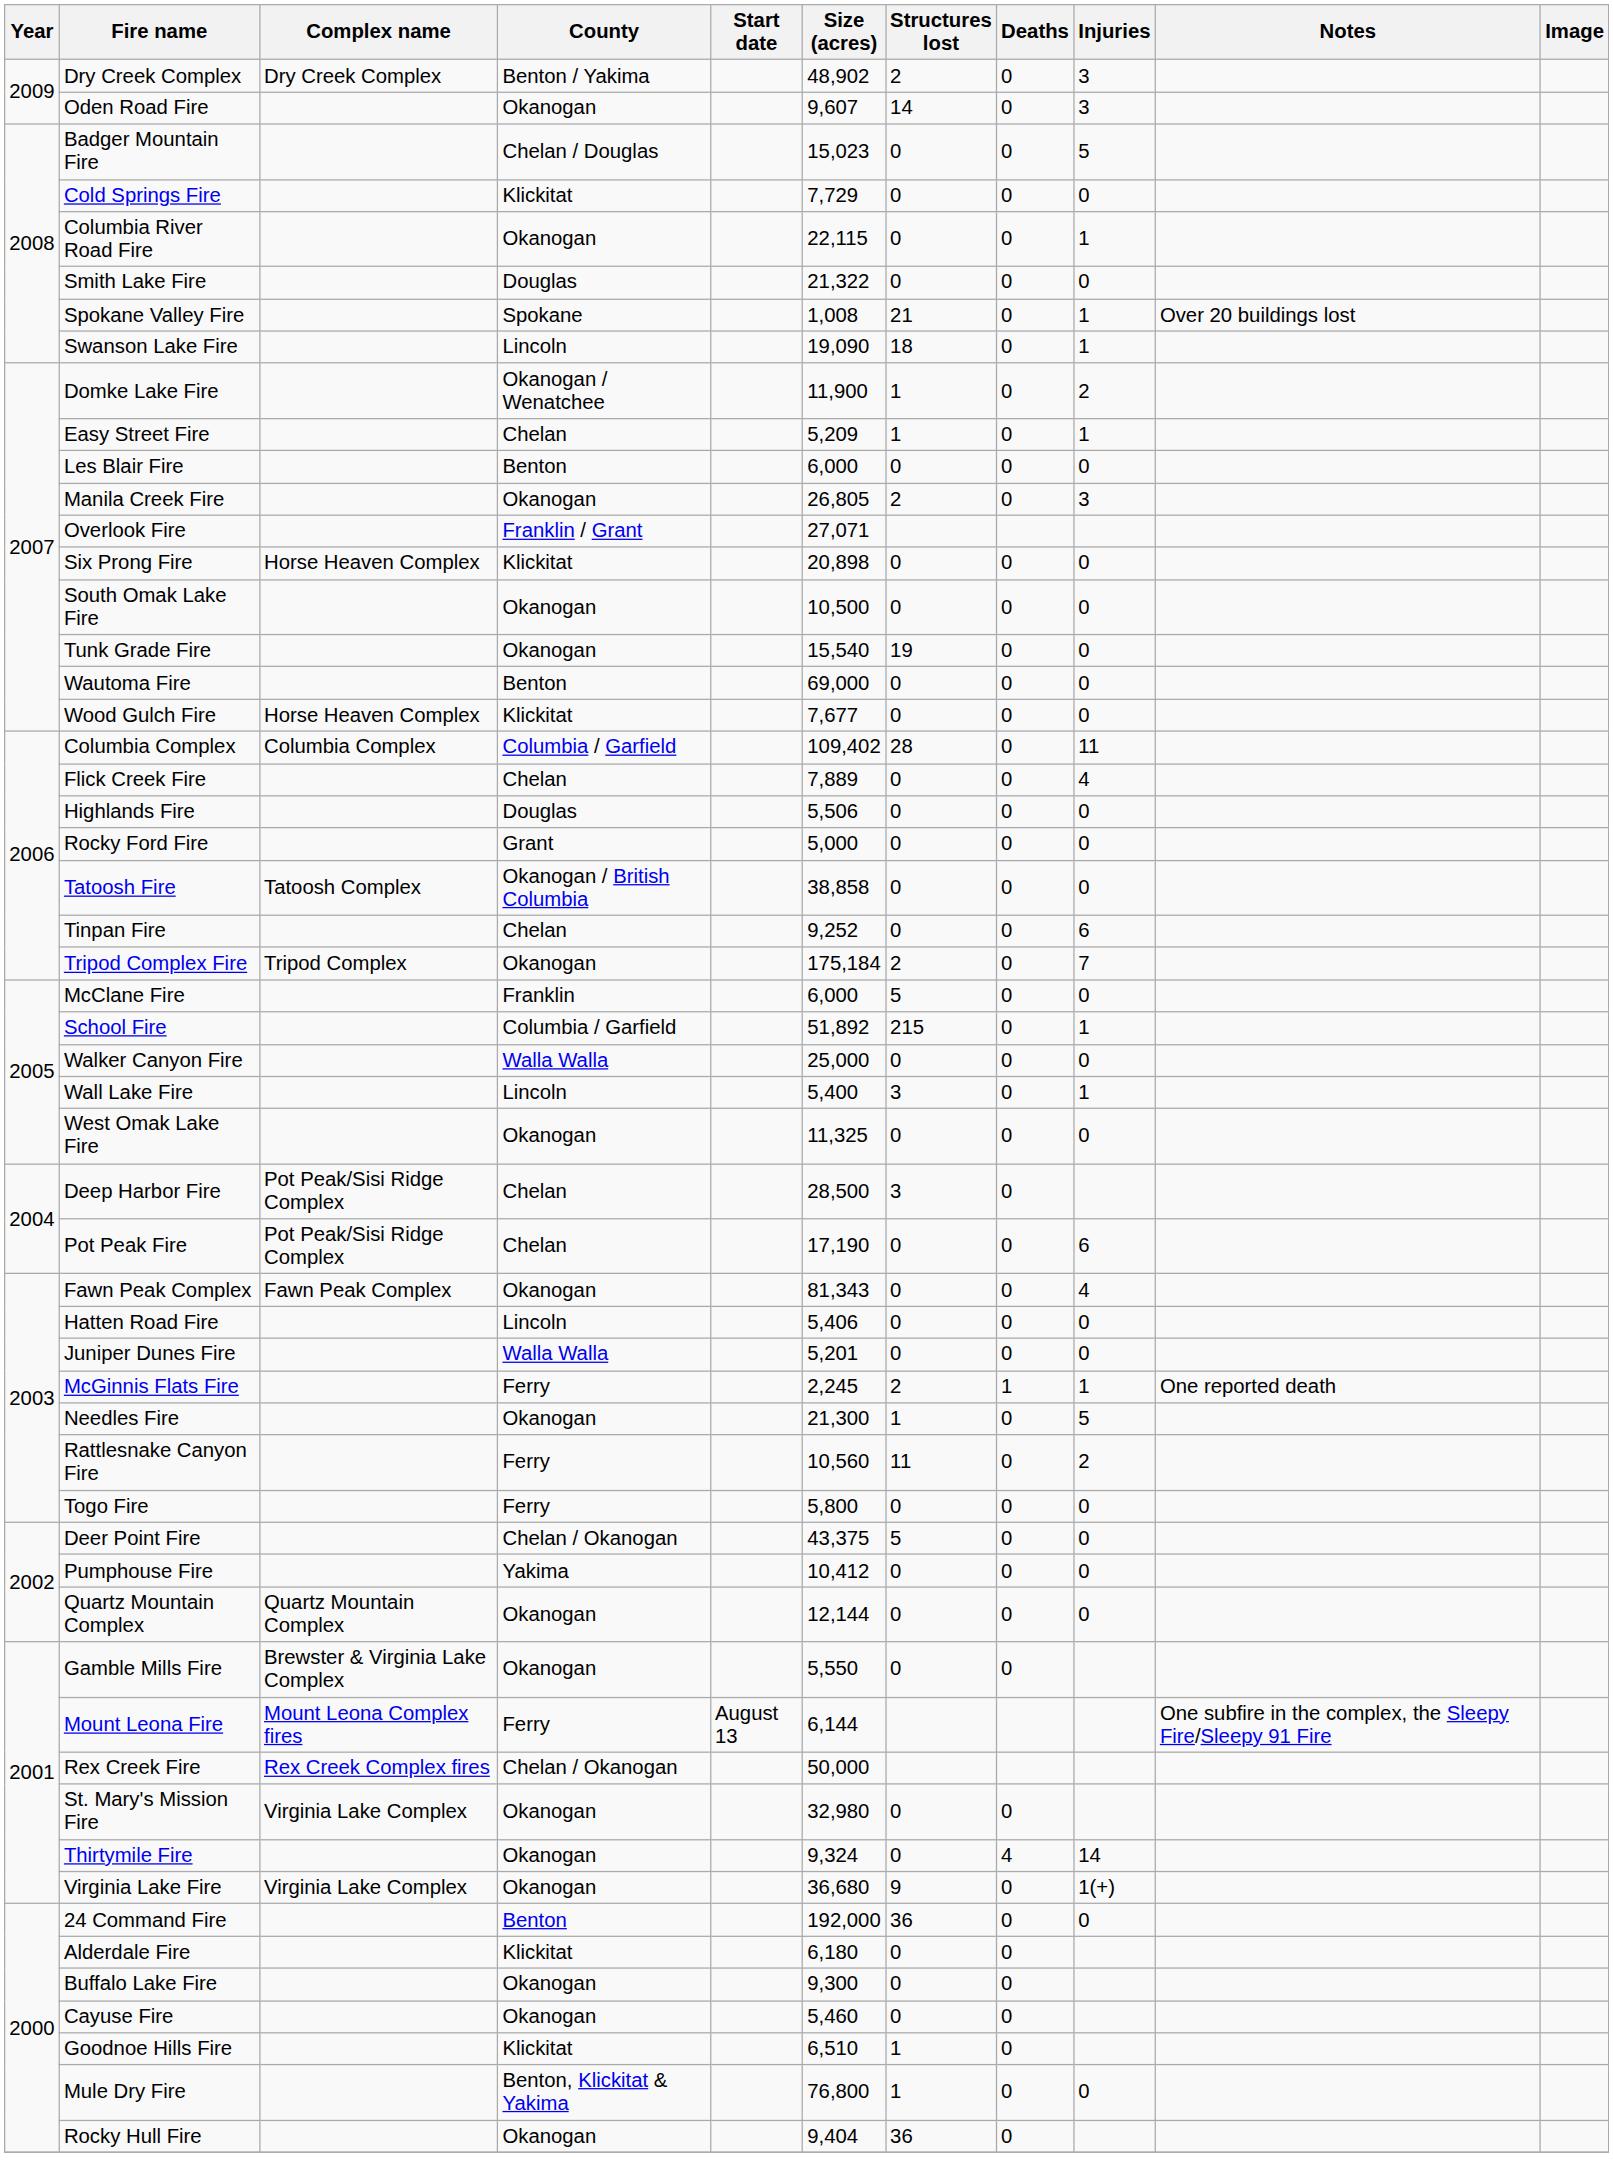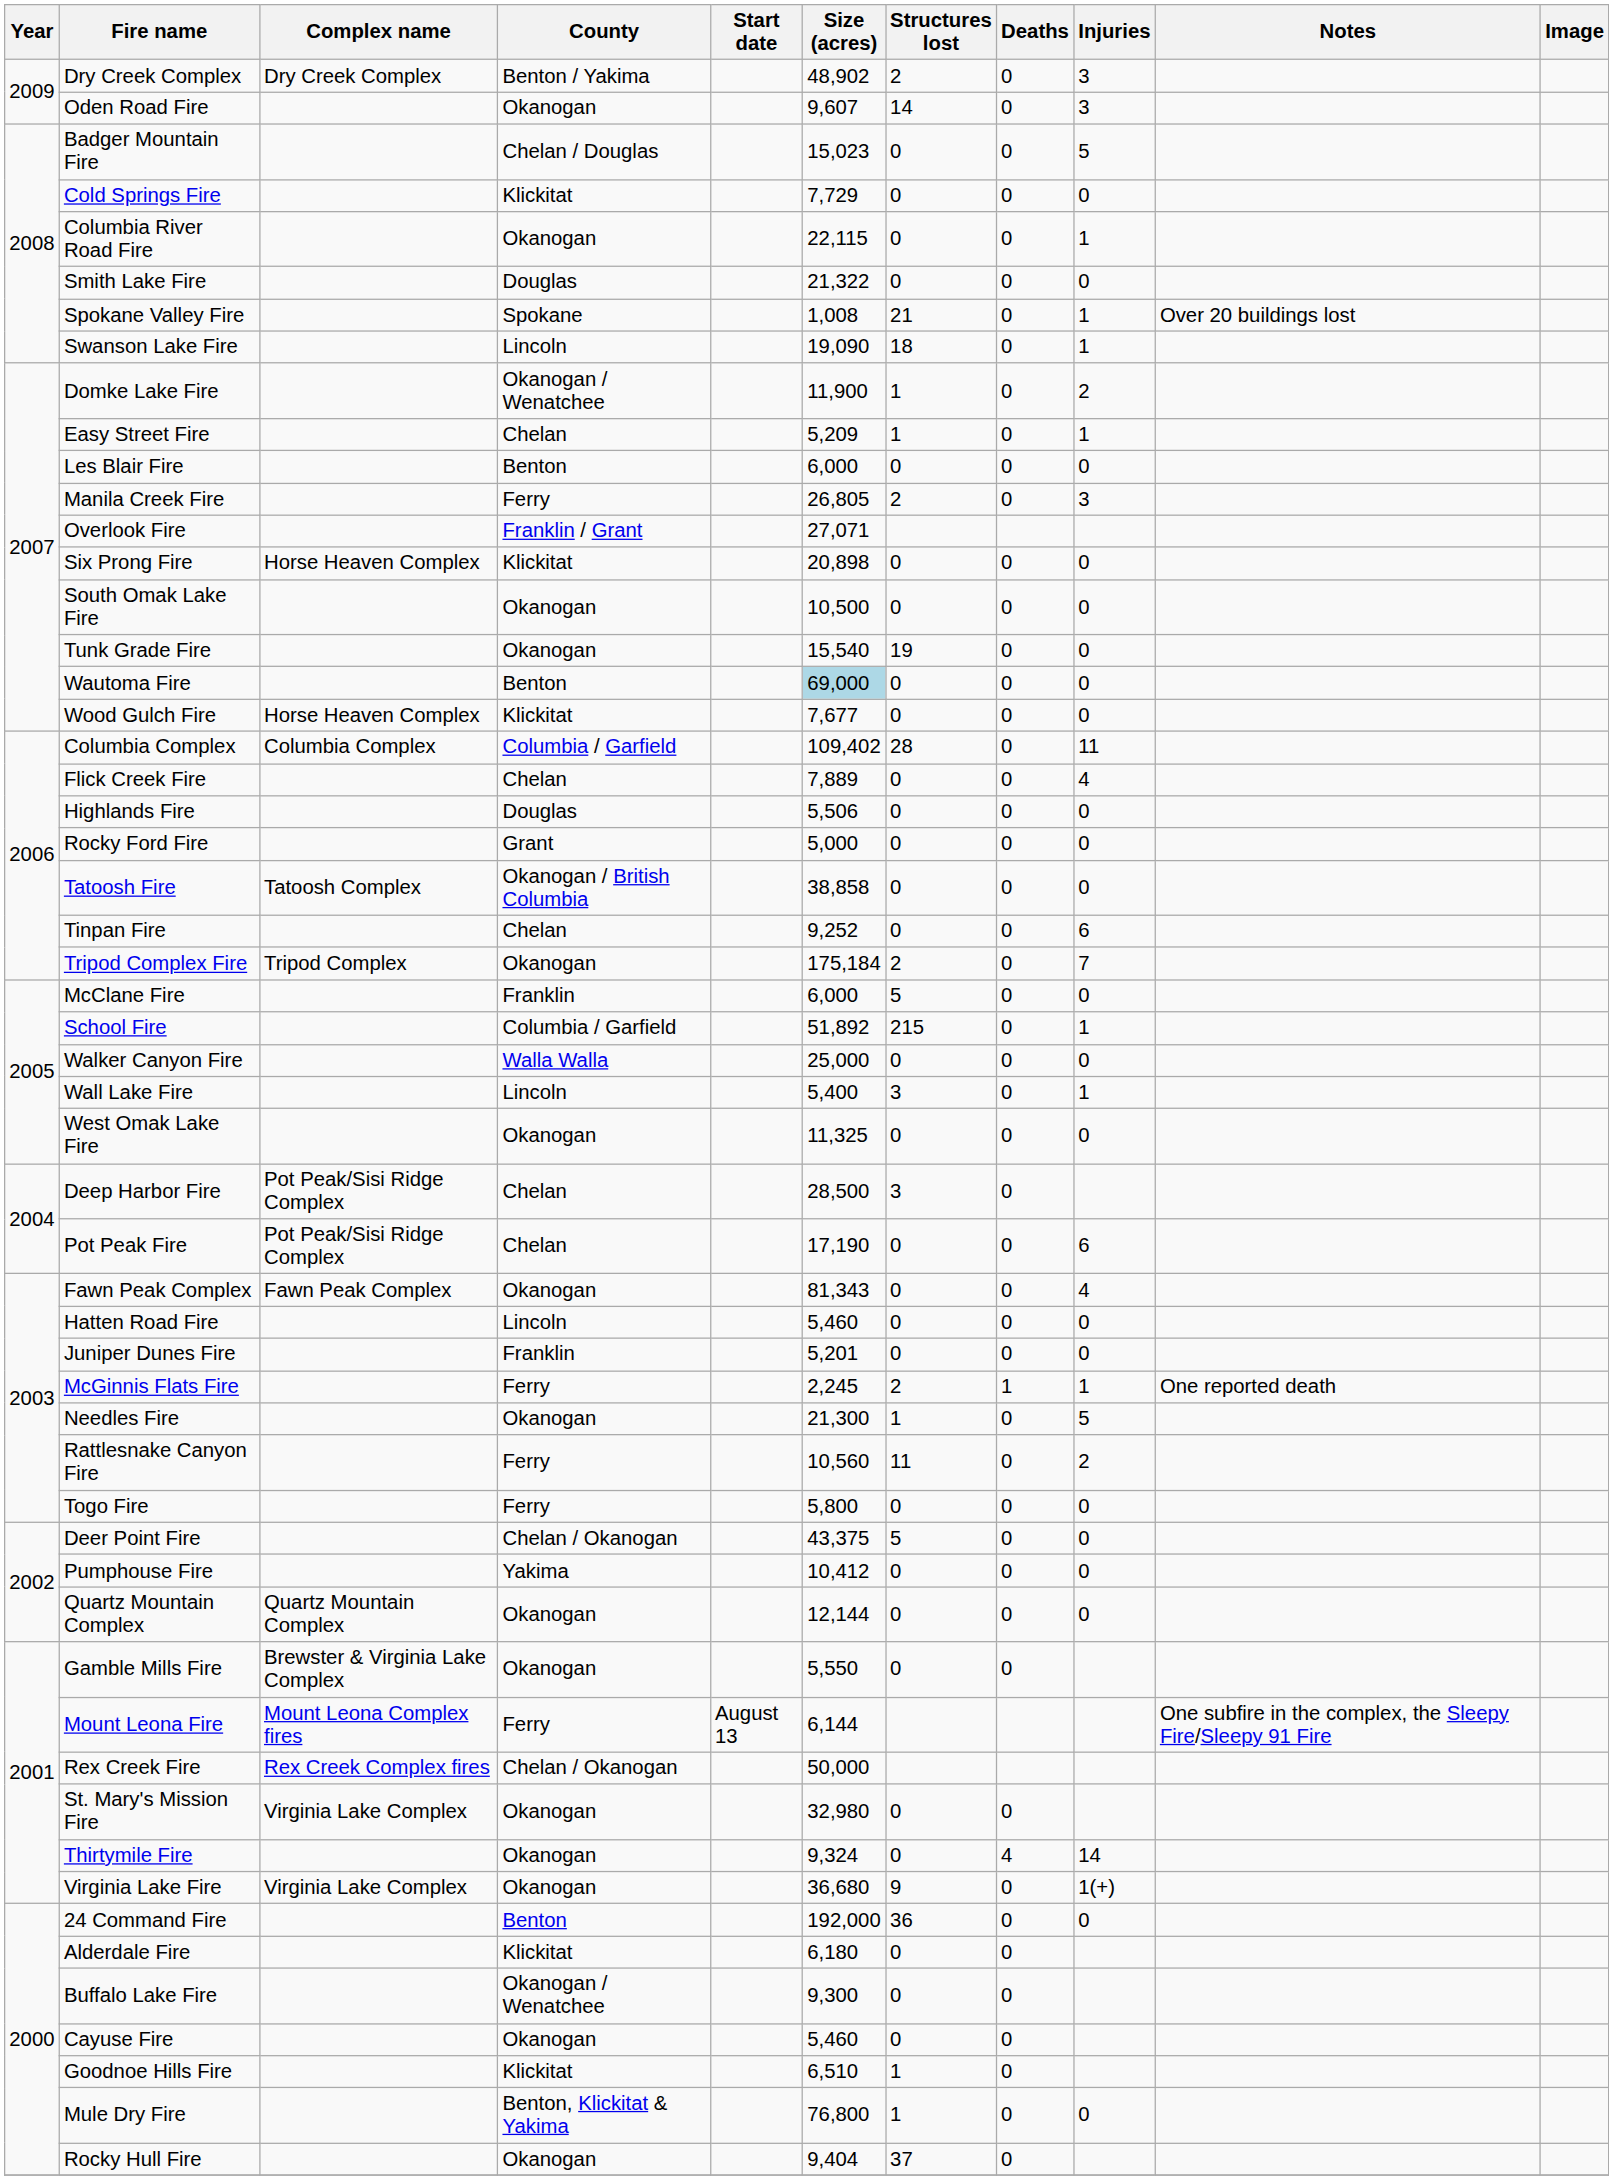(549, 498) Okanogan -> (526, 498) Ferry
(838, 682) no background -> (838, 682) lightblue background
(833, 1322) 5,406 -> (833, 1322) 5,460
(555, 1354) Walla Walla -> (539, 1354) Franklin
(549, 1984) Okanogan -> (555, 1995) Okanogan / Wenatchee
(901, 2135) 36 -> (901, 2158) 37
